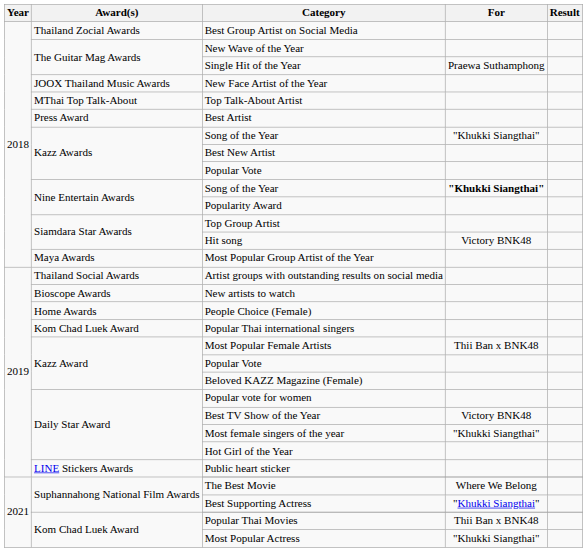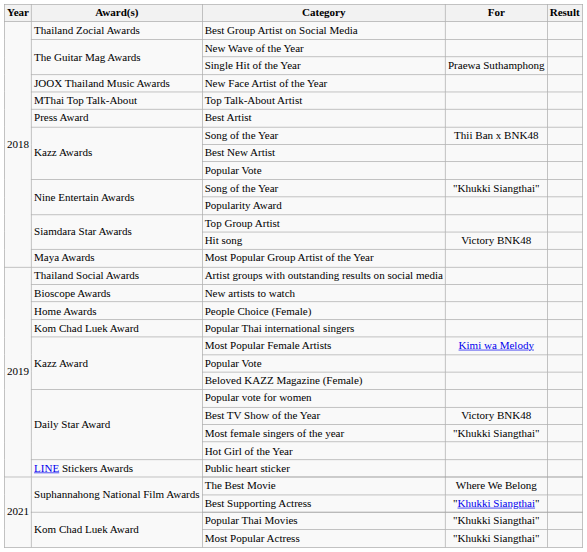(496, 135) "Khukki Siangthai" -> (496, 135) Thii Ban x BNK48
(496, 188) bold -> (496, 188) normal
(496, 345) Thii Ban x BNK48 -> (496, 345) Kimi wa Melody
(496, 521) Thii Ban x BNK48 -> (496, 521) "Khukki Siangthai"
